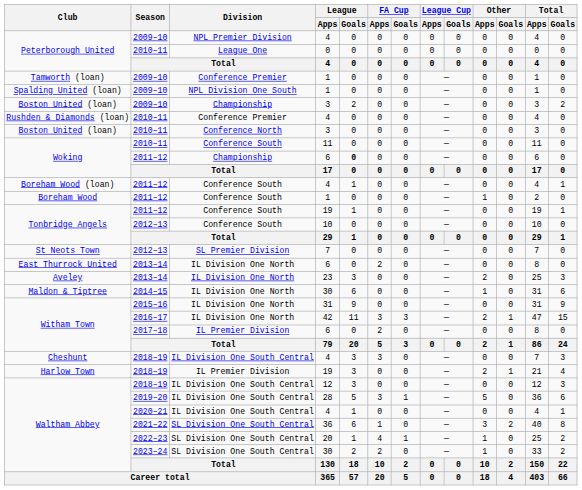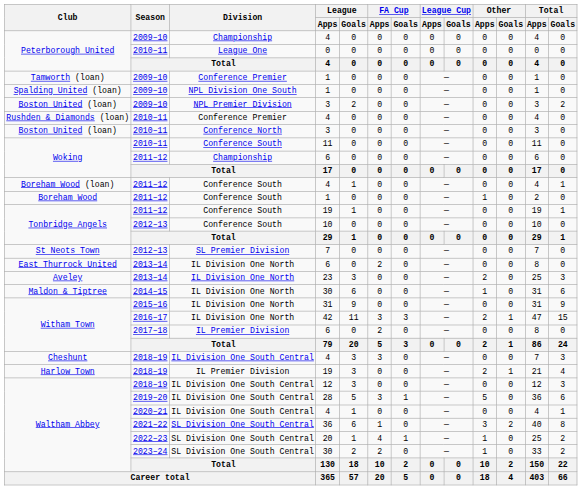(243, 38) NPL Premier Division -> (243, 38) Championship
(243, 104) Championship -> (243, 104) NPL Premier Division
(354, 158) bold -> (354, 158) normal
